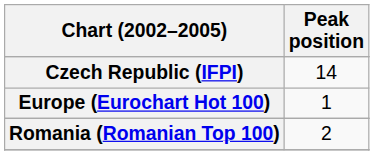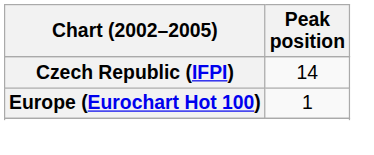- row: (144, 133)
